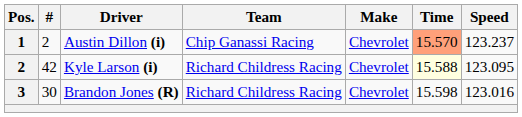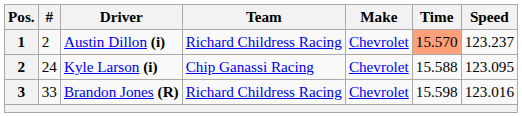(250, 42) Chip Ganassi Racing -> (264, 42) Richard Childress Racing
(49, 67) 42 -> (49, 67) 24
(264, 67) Richard Childress Racing -> (250, 67) Chip Ganassi Racing
(437, 67) lightyellow background -> (437, 67) no background
(49, 92) 30 -> (49, 92) 33
